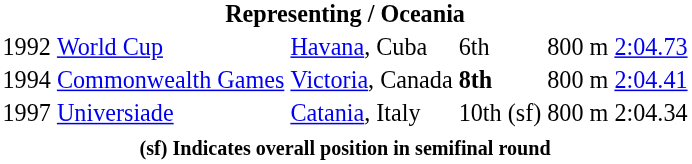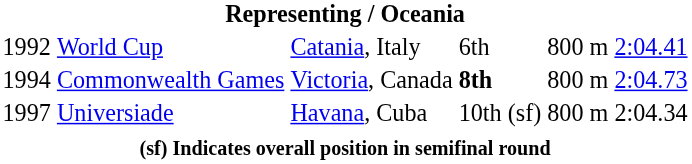(359, 47) Havana, Cuba -> (355, 47) Catania, Italy
(651, 47) 2:04.73 -> (651, 47) 2:04.41
(651, 80) 2:04.41 -> (651, 80) 2:04.73
(355, 113) Catania, Italy -> (359, 113) Havana, Cuba
